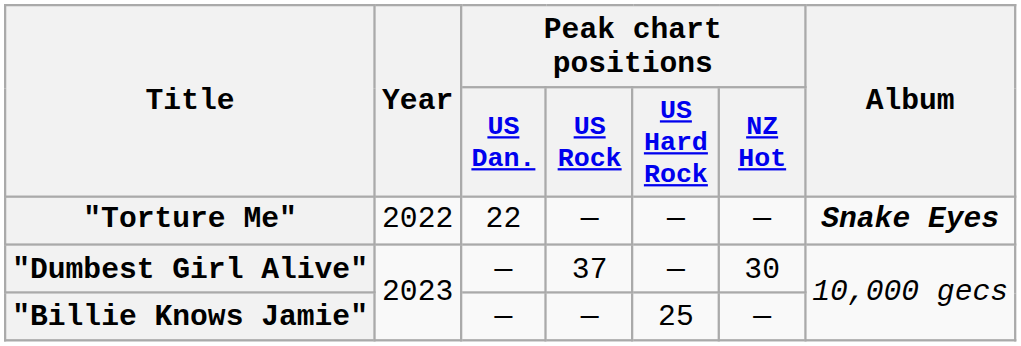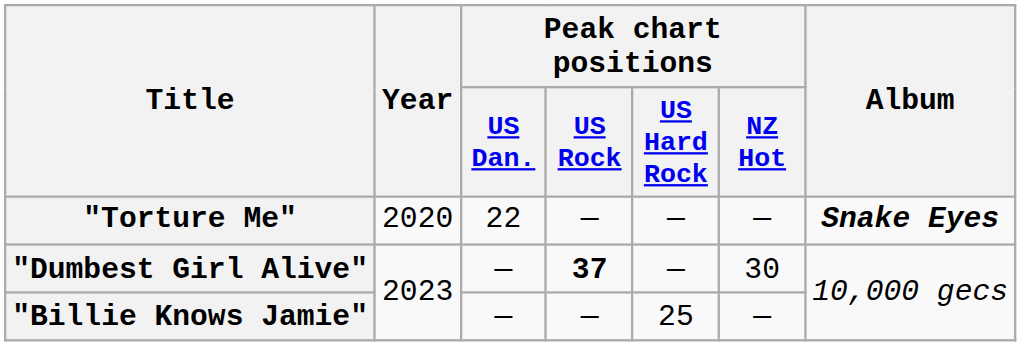(418, 220) 2022 -> (418, 220) 2020
(590, 269) normal -> (590, 269) bold
